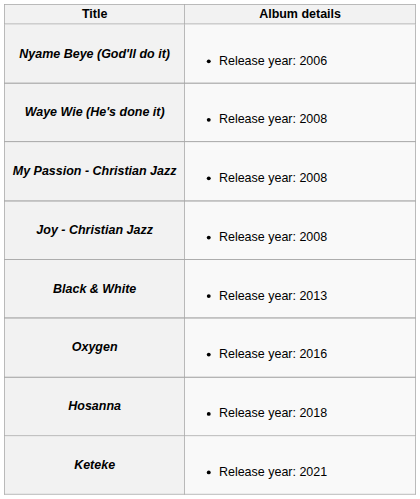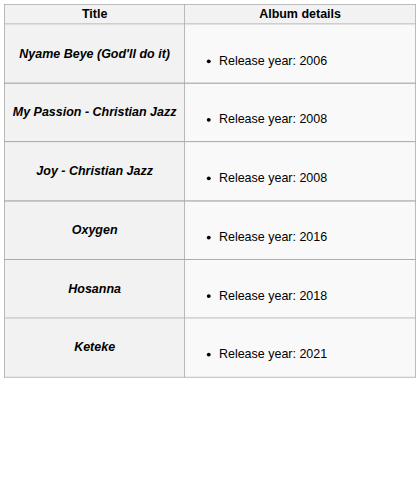- row: (95, 112)
- row: (95, 288)
